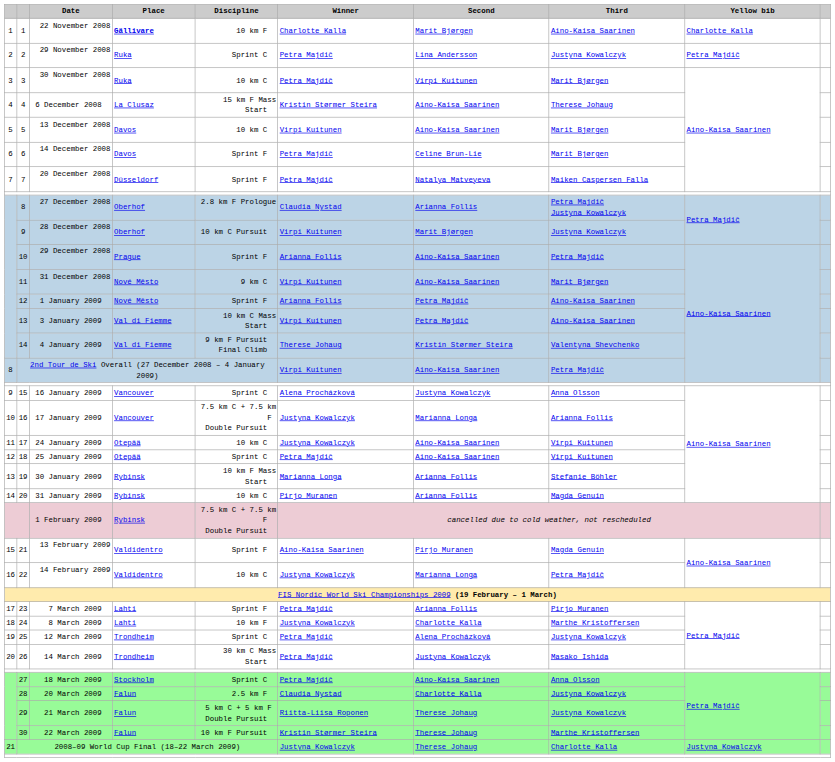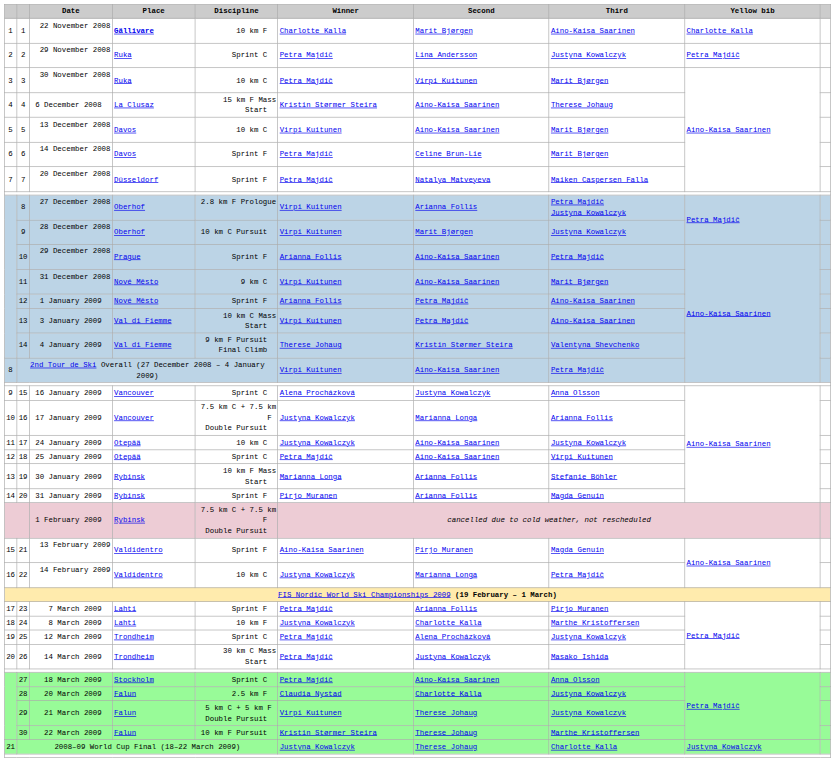(311, 208) Claudia Nystad -> (311, 208) Virpi Kuitunen
(582, 443) Virpi Kuitunen -> (589, 443) Justyna Kowalczyk
(256, 496) 10 km C -> (254, 496) Sprint F
(324, 713) Riitta-Liisa Roponen -> (311, 713) Virpi Kuitunen
